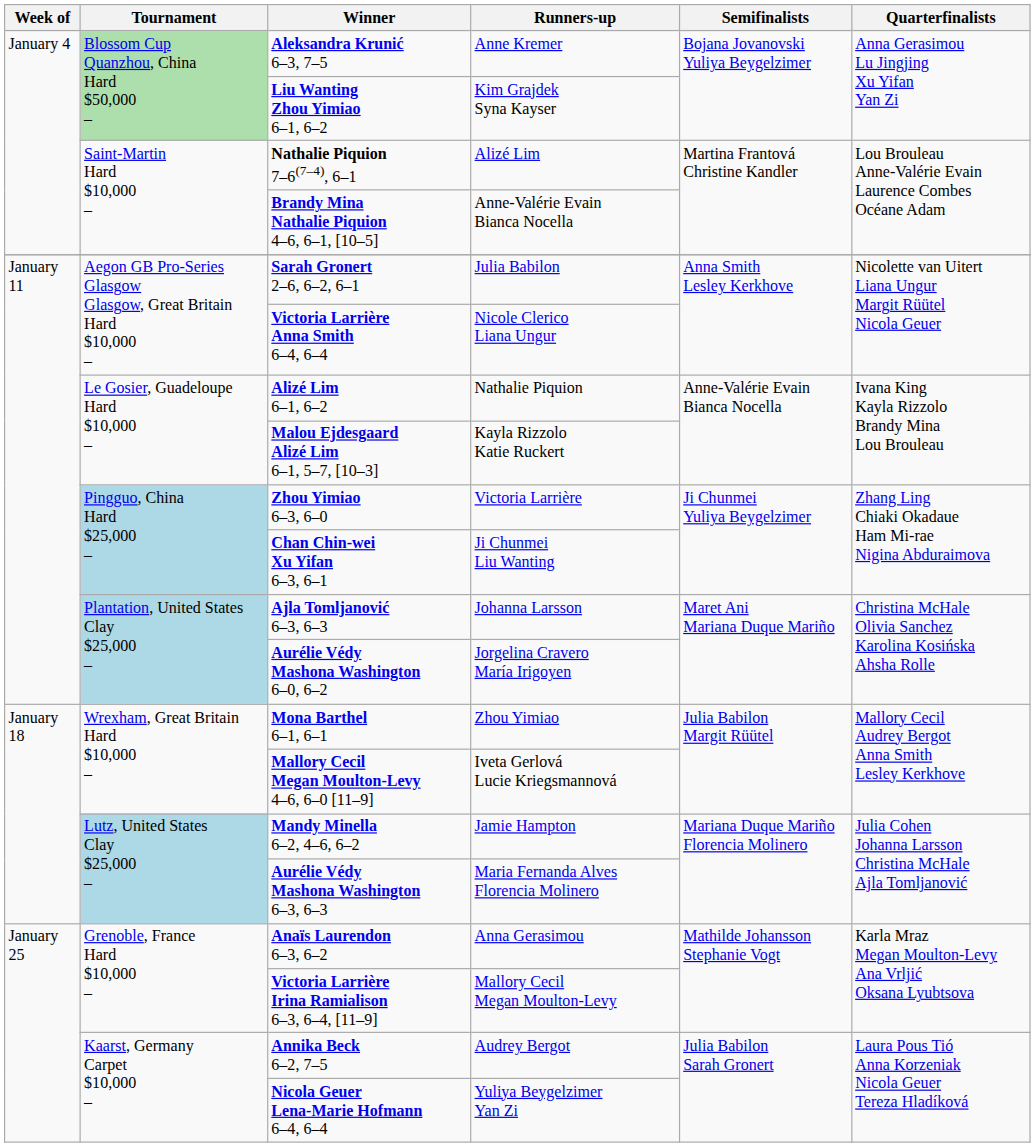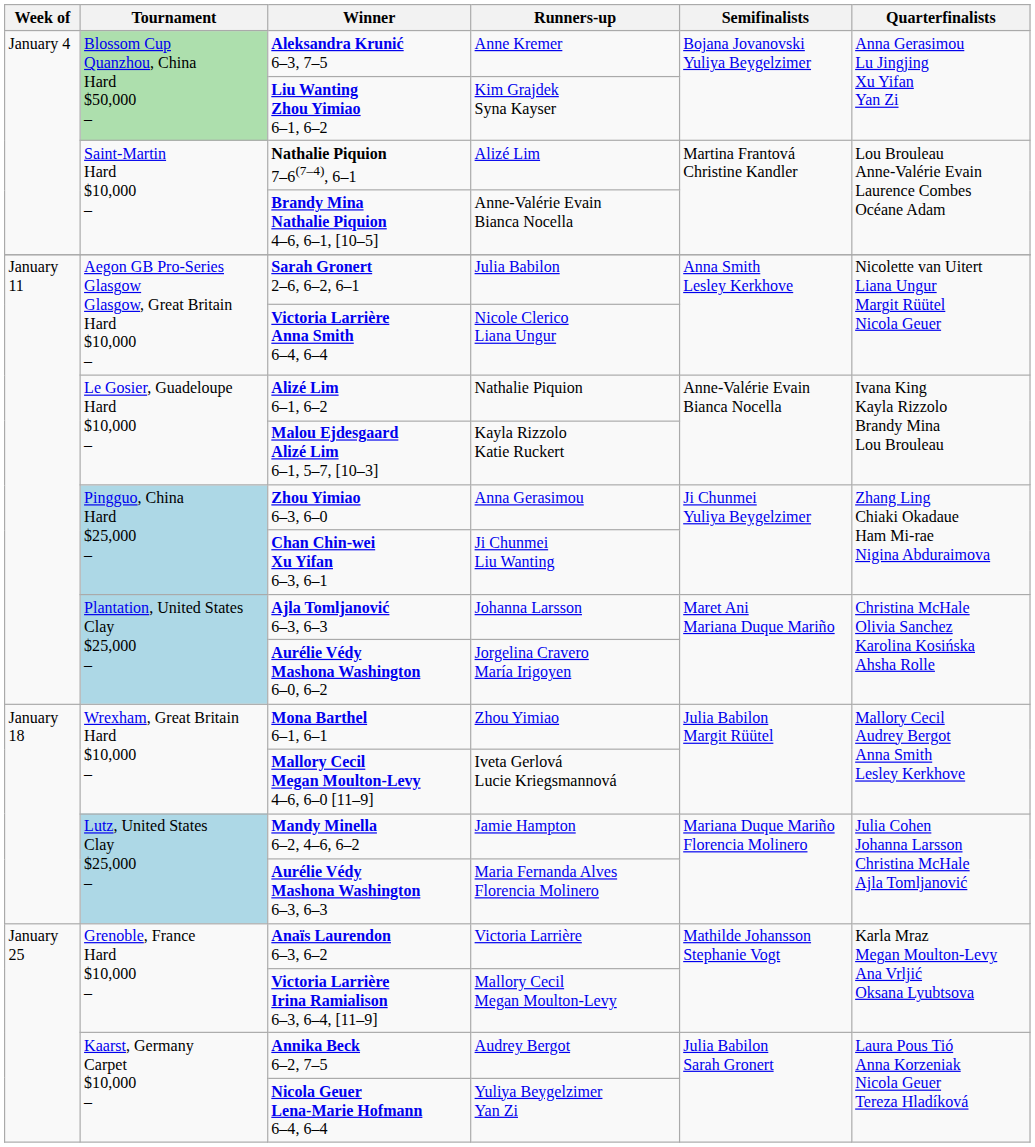(528, 497) Victoria Larrière -> (529, 497) Anna Gerasimou
(529, 935) Anna Gerasimou -> (528, 935) Victoria Larrière
